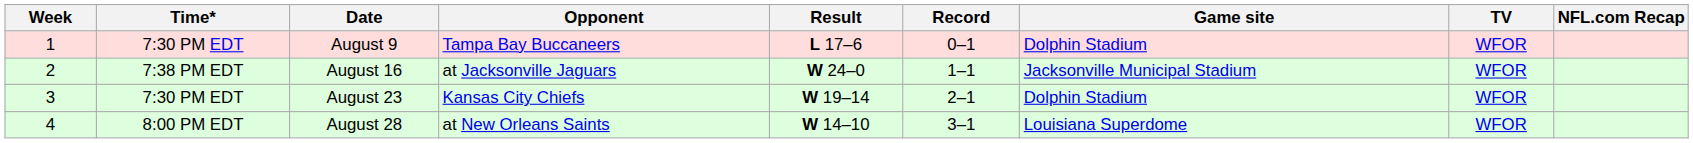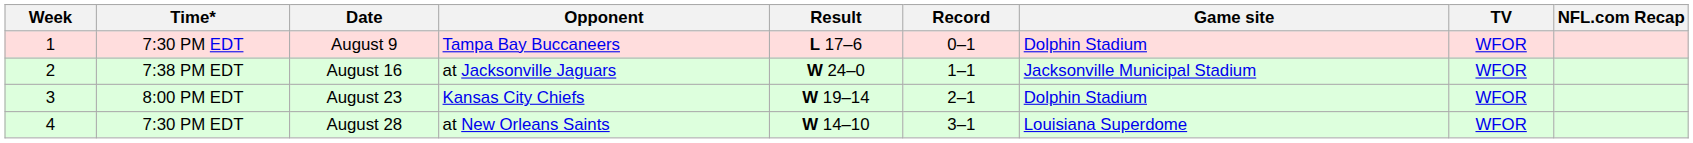(193, 97) 7:30 PM EDT -> (193, 97) 8:00 PM EDT
(193, 124) 8:00 PM EDT -> (193, 124) 7:30 PM EDT
